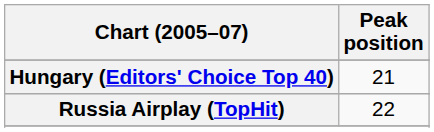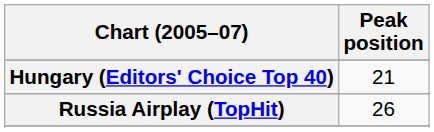(384, 109) 22 -> (384, 109) 26
